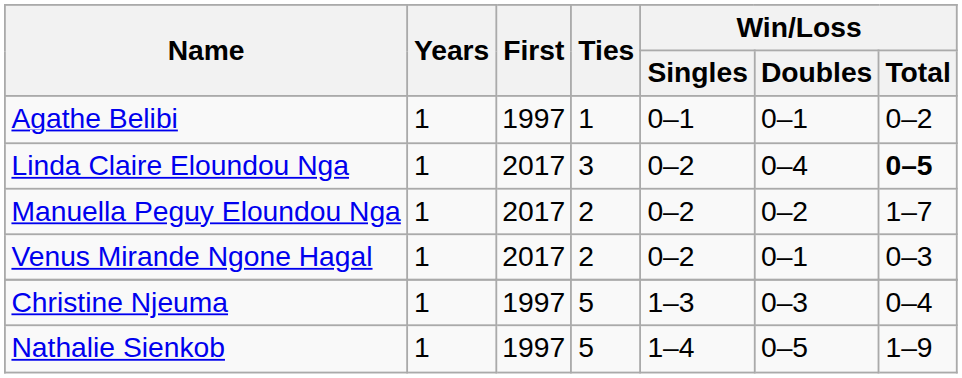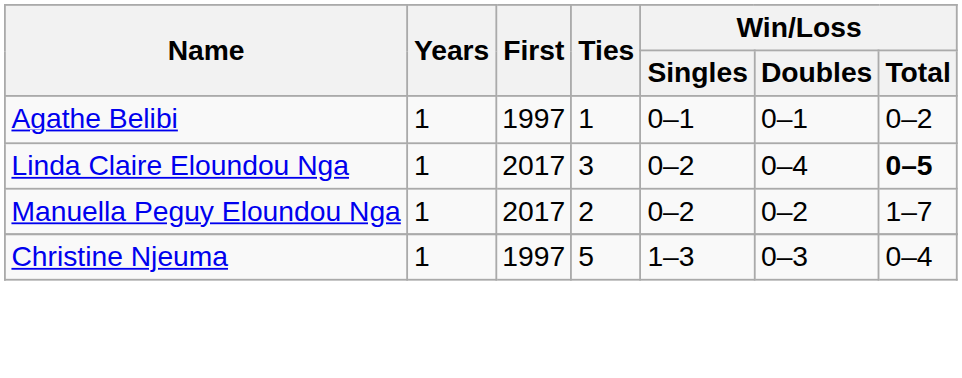- row: (192, 256)
- row: (118, 347)
